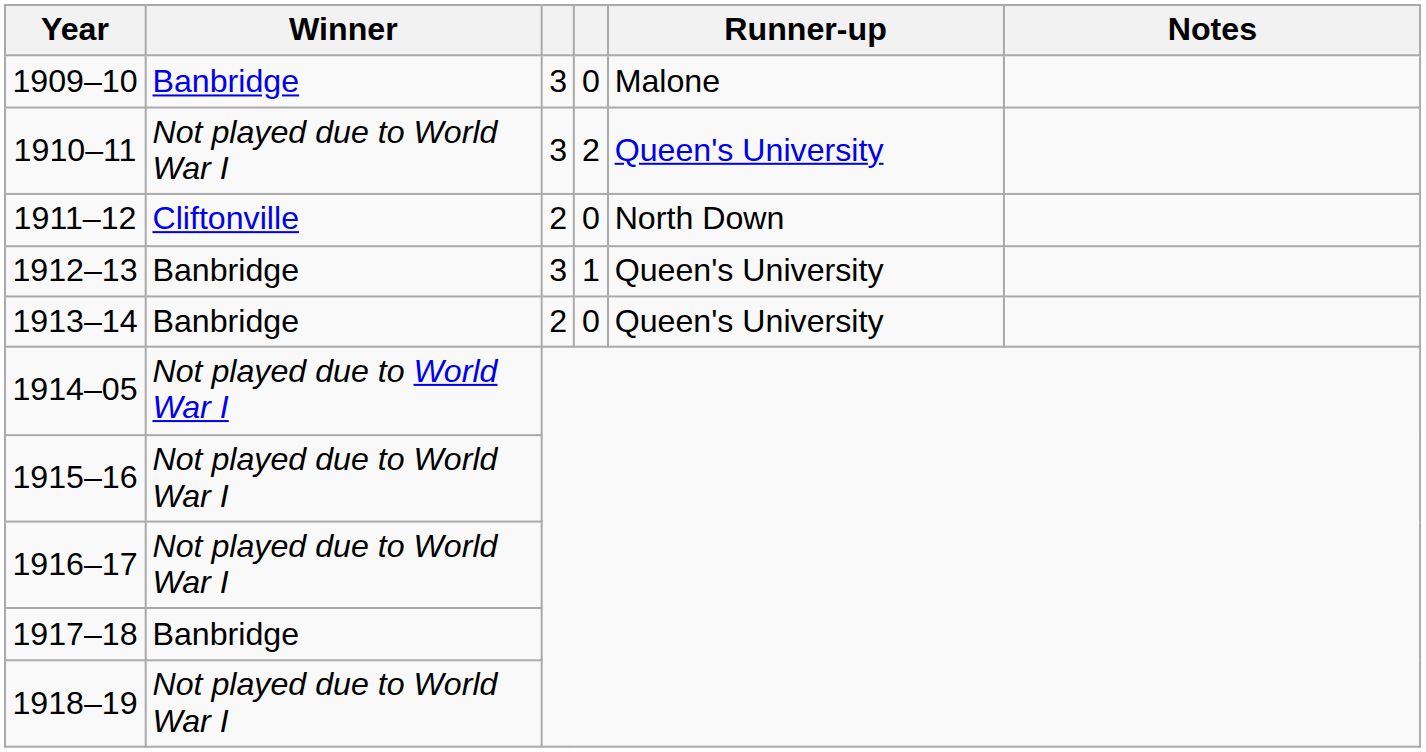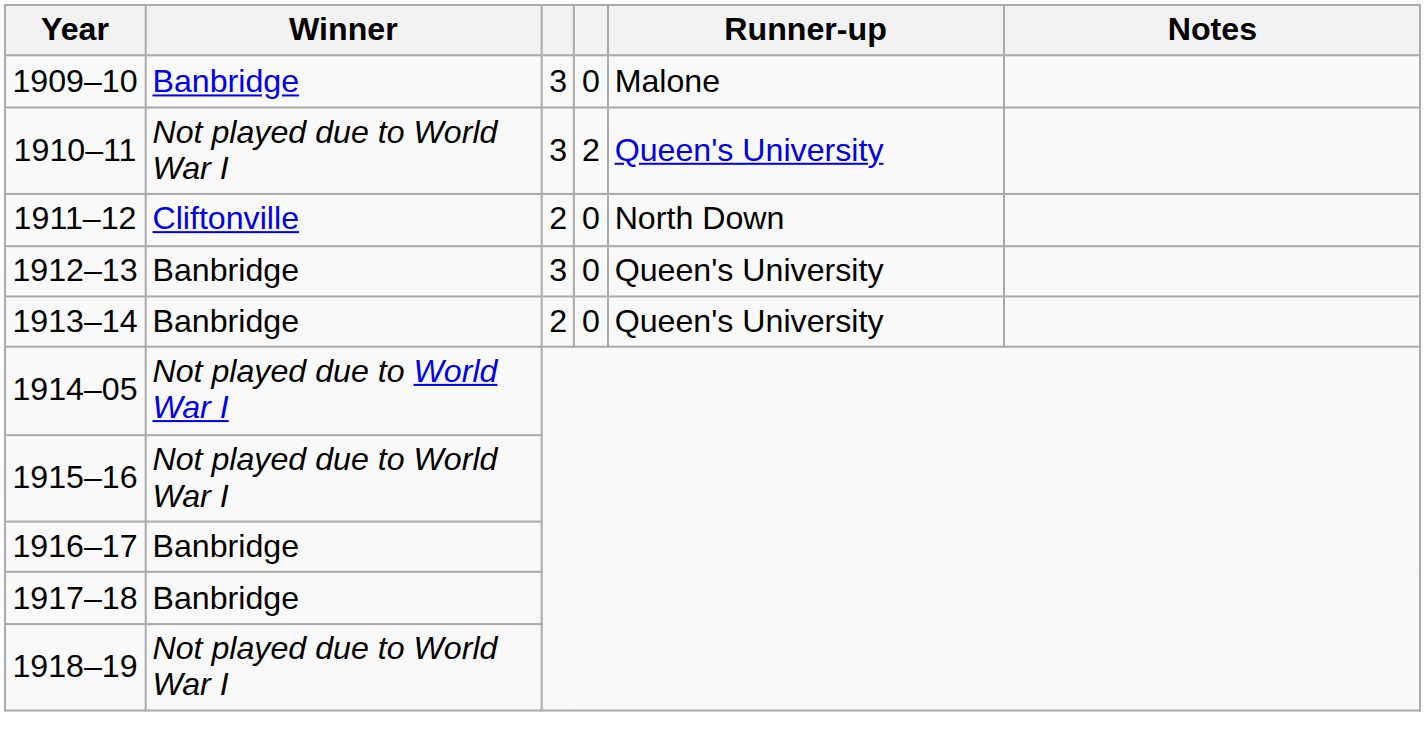(591, 270) 1 -> (591, 270) 0
(325, 564) Not played due to World War I -> (226, 546) Banbridge
